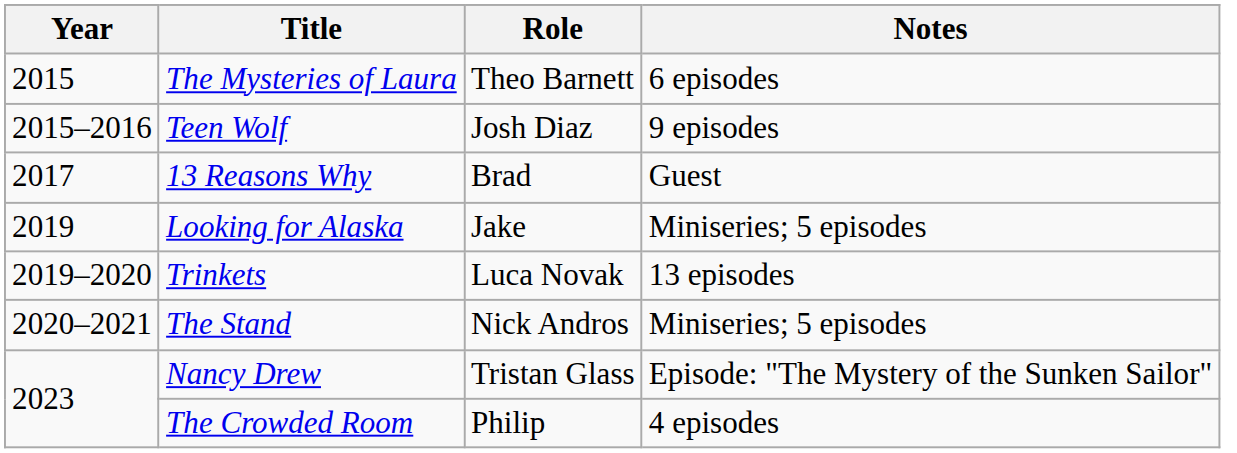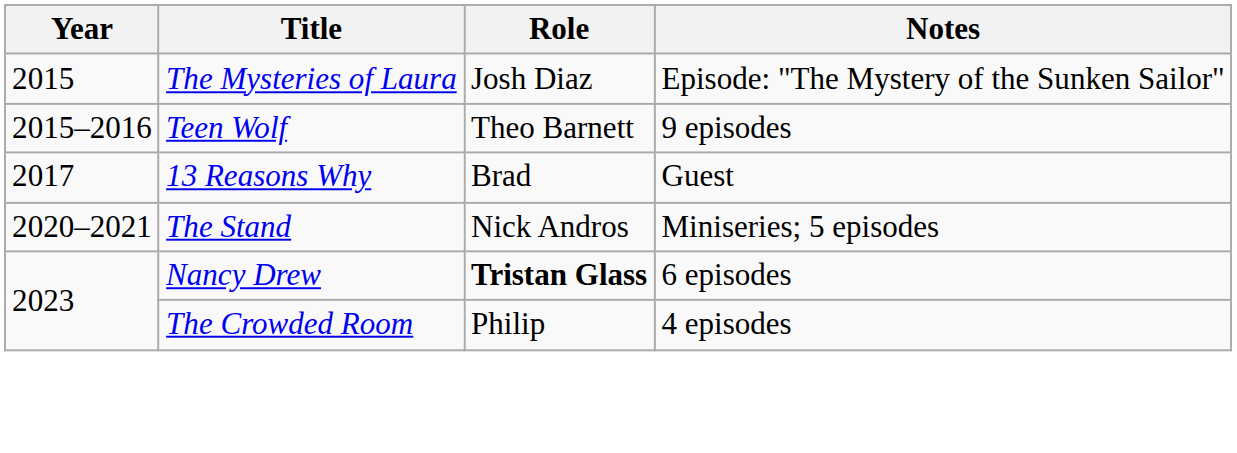(552, 78) Theo Barnett -> (532, 78) Josh Diaz
(714, 78) 6 episodes -> (943, 78) Episode: "The Mystery of the Sunken Sailor"
(532, 127) Josh Diaz -> (552, 127) Theo Barnett
- row: (285, 226)
- row: (216, 275)
(553, 373) normal -> (559, 275) bold
(931, 373) Episode: "The Mystery of the Sunken Sailor" -> (727, 275) 6 episodes
